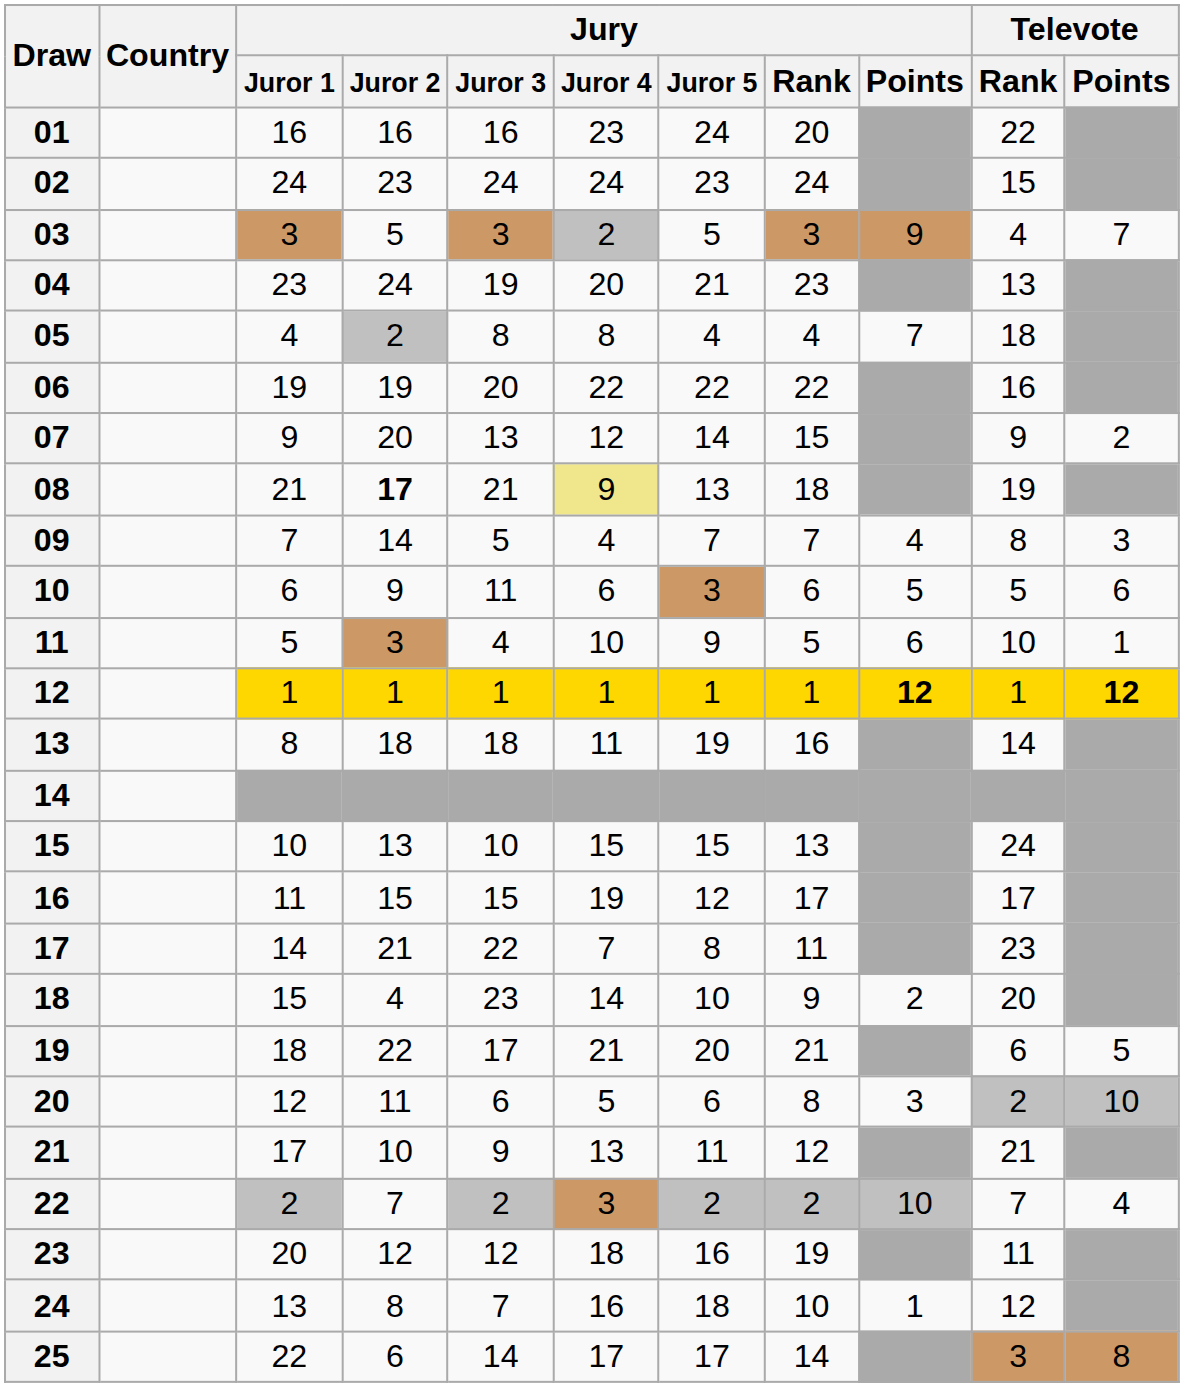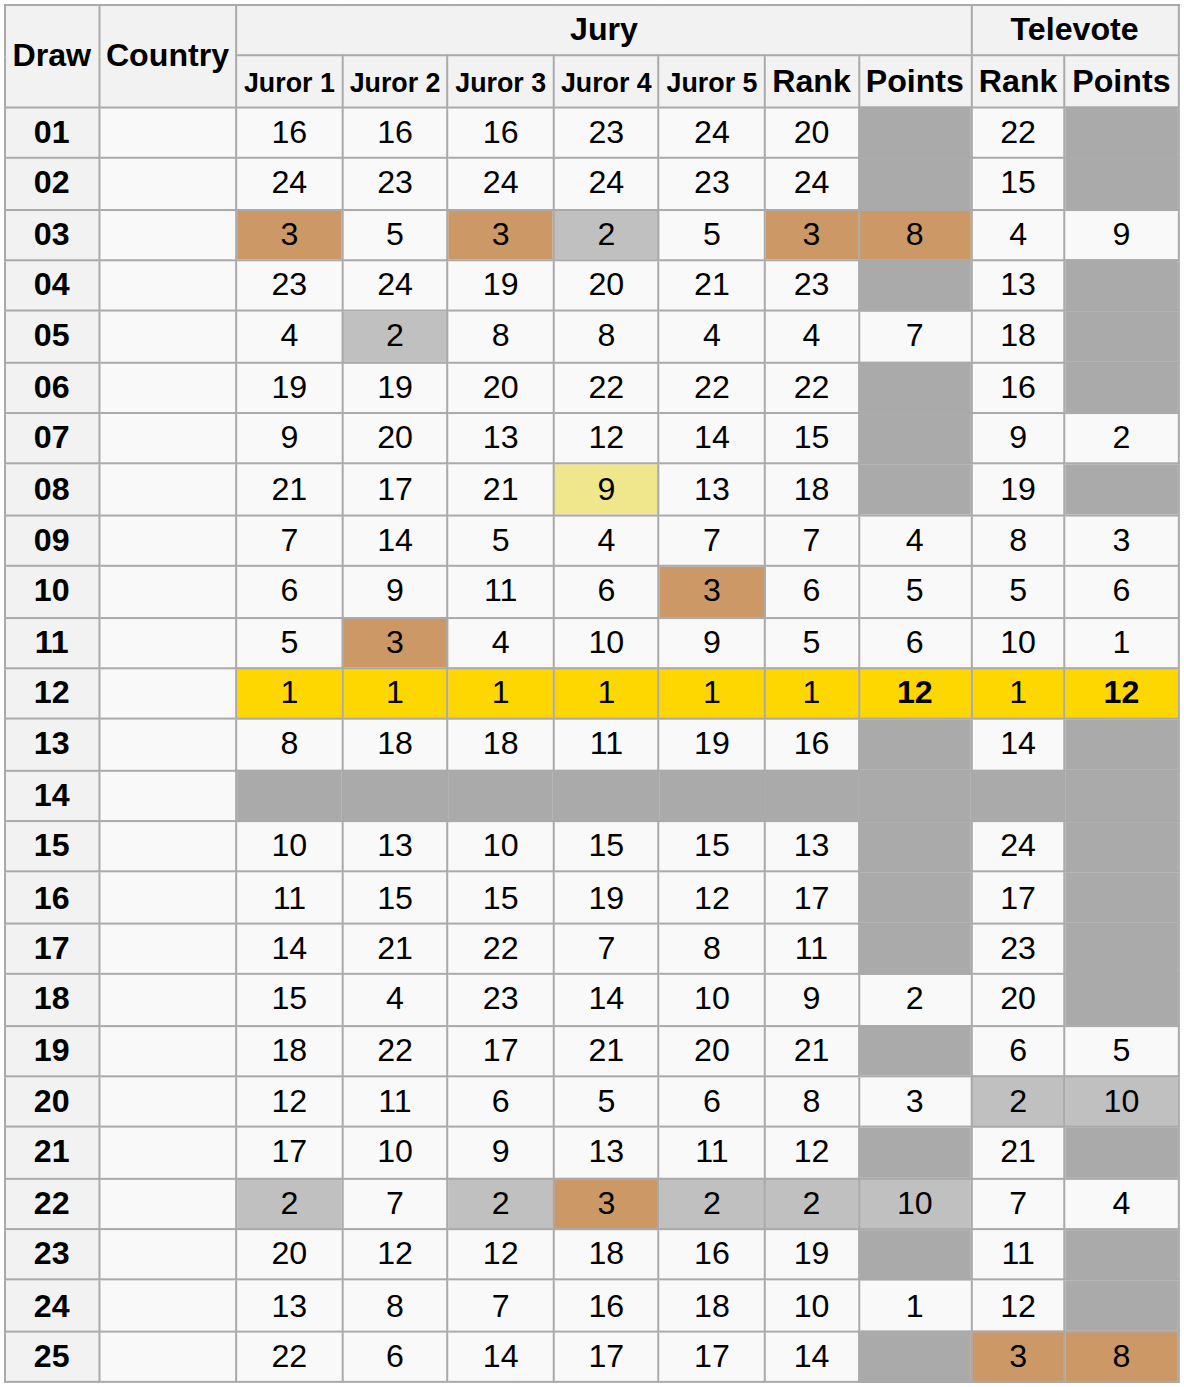(915, 234) 9 -> (915, 234) 8
(1121, 234) 7 -> (1121, 234) 9
(395, 489) bold -> (395, 489) normal
